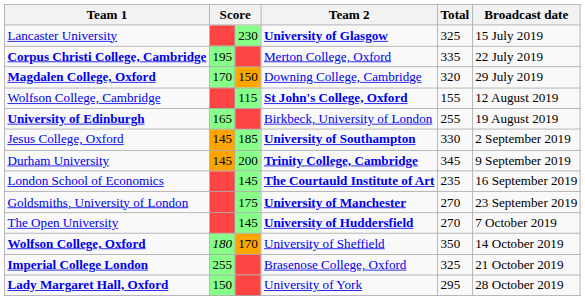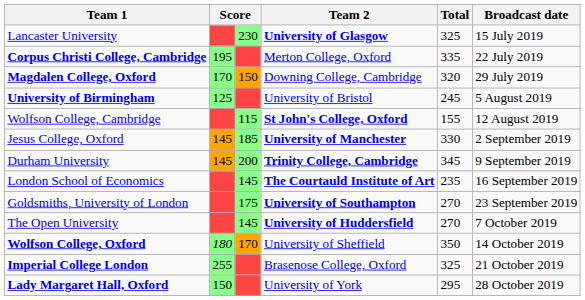+ row: (81, 98)
- row: (76, 118)
(340, 139) University of Southampton -> (335, 139) University of Manchester
(335, 202) University of Manchester -> (340, 202) University of Southampton
